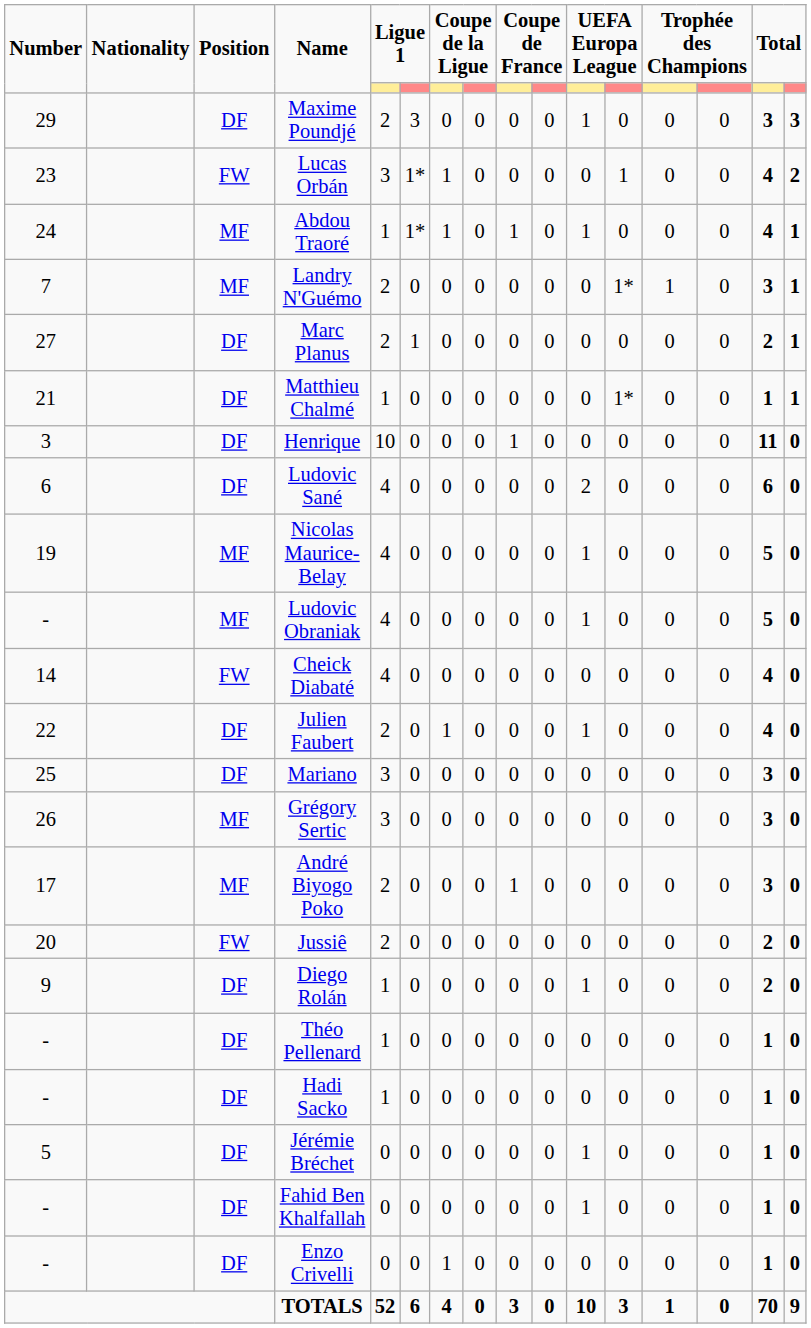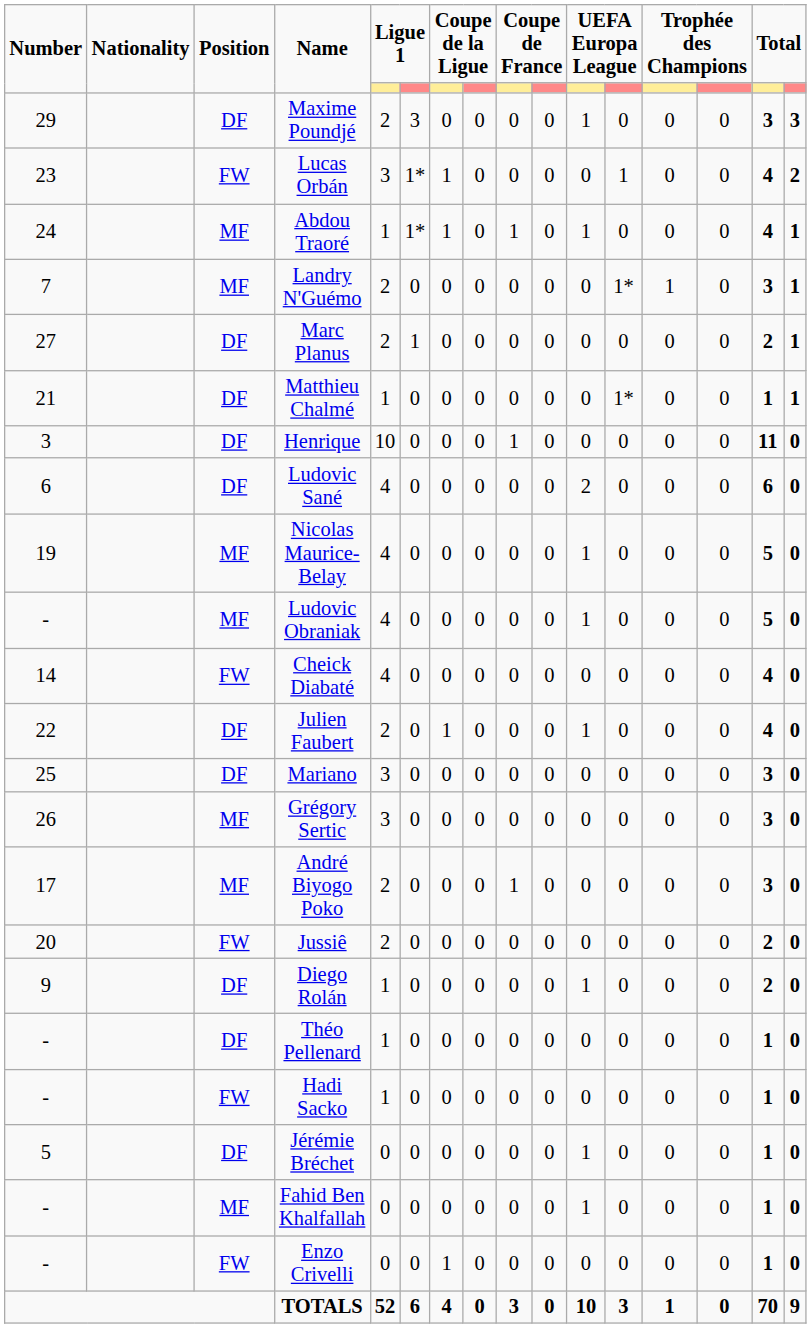(234, 1096) DF -> (234, 1096) FW
(234, 1207) DF -> (234, 1207) MF
(234, 1263) DF -> (234, 1263) FW
